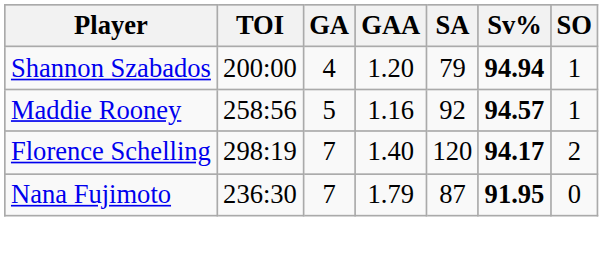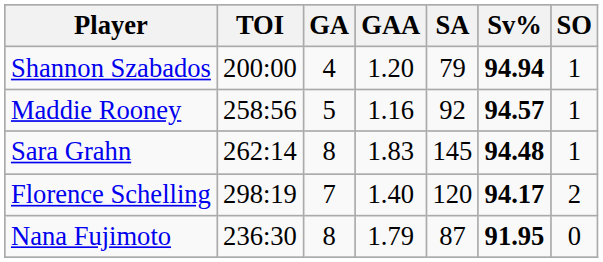+ row: (71, 151)
(329, 194) 7 -> (329, 236) 8
